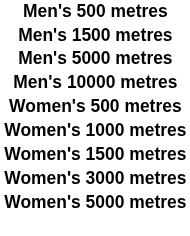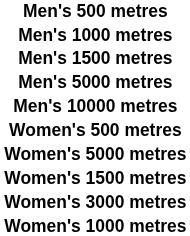+ row: (95, 35)
rows swapped: (95, 130) <-> (95, 202)
